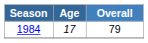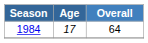(115, 30) 79 -> (115, 30) 64
